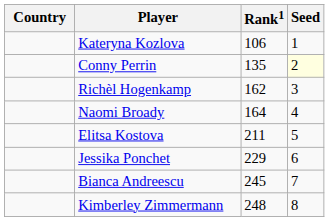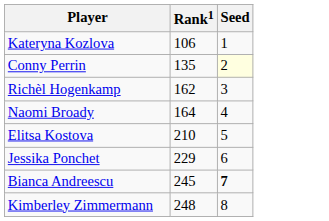- column: (40, 18)
(255, 135) 211 -> (185, 135) 210
(295, 181) normal -> (224, 181) bold
